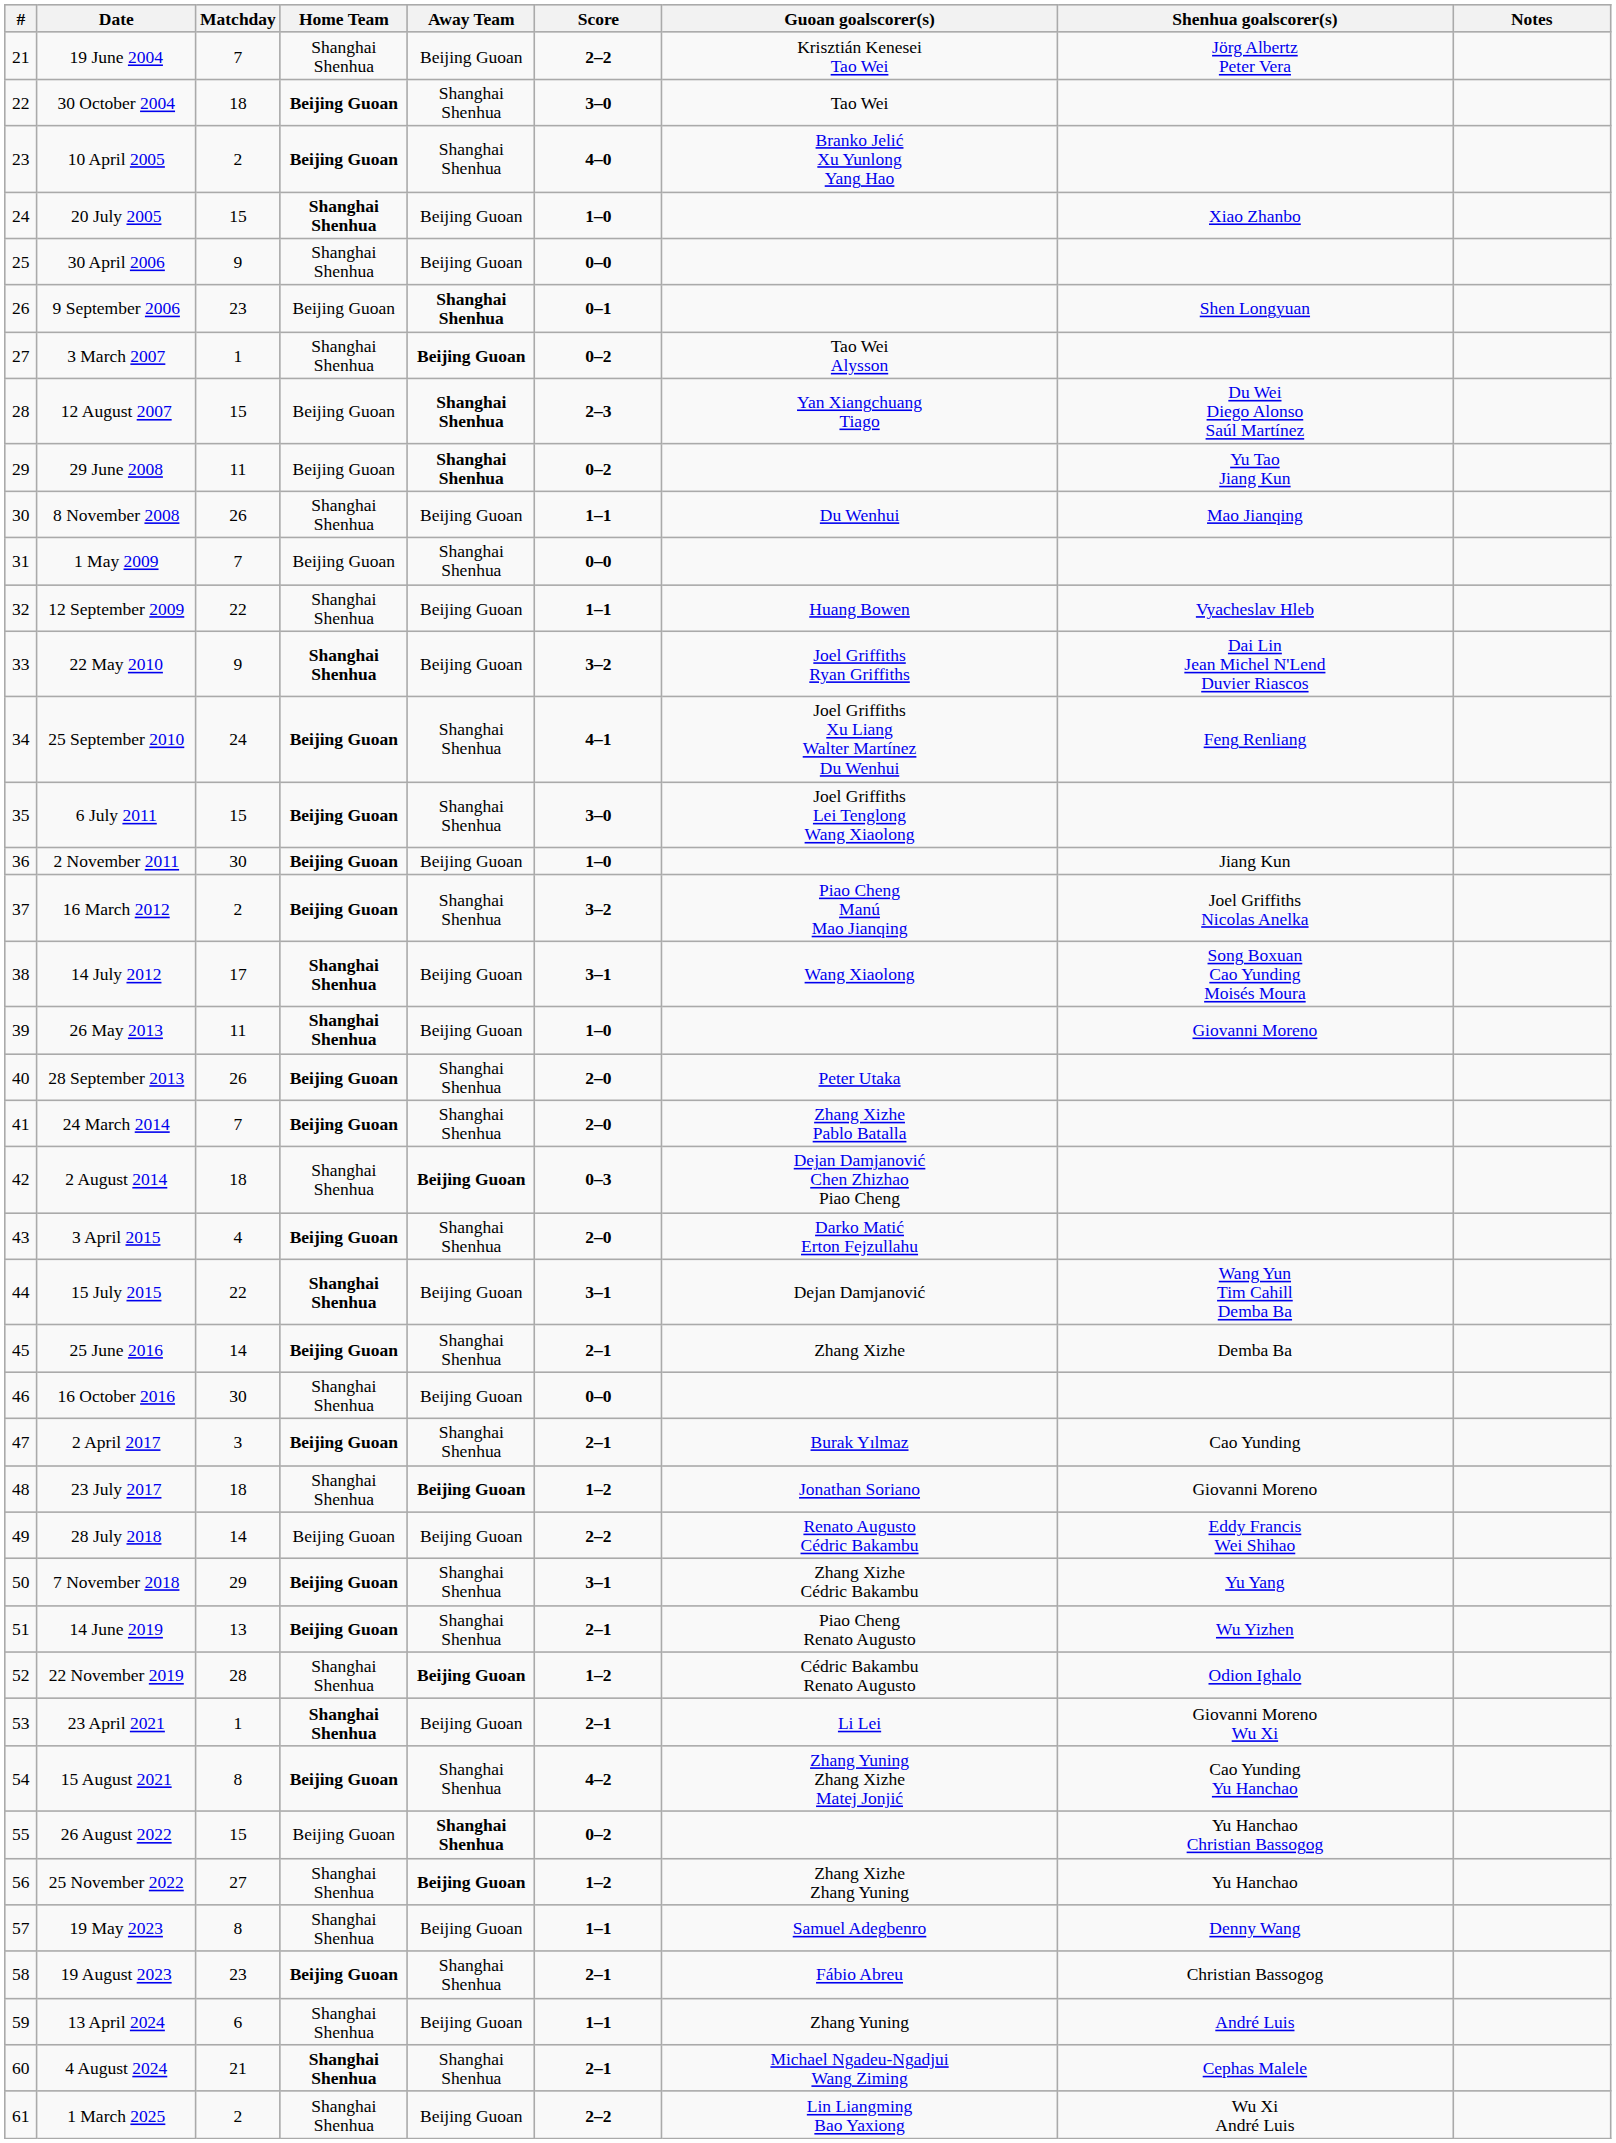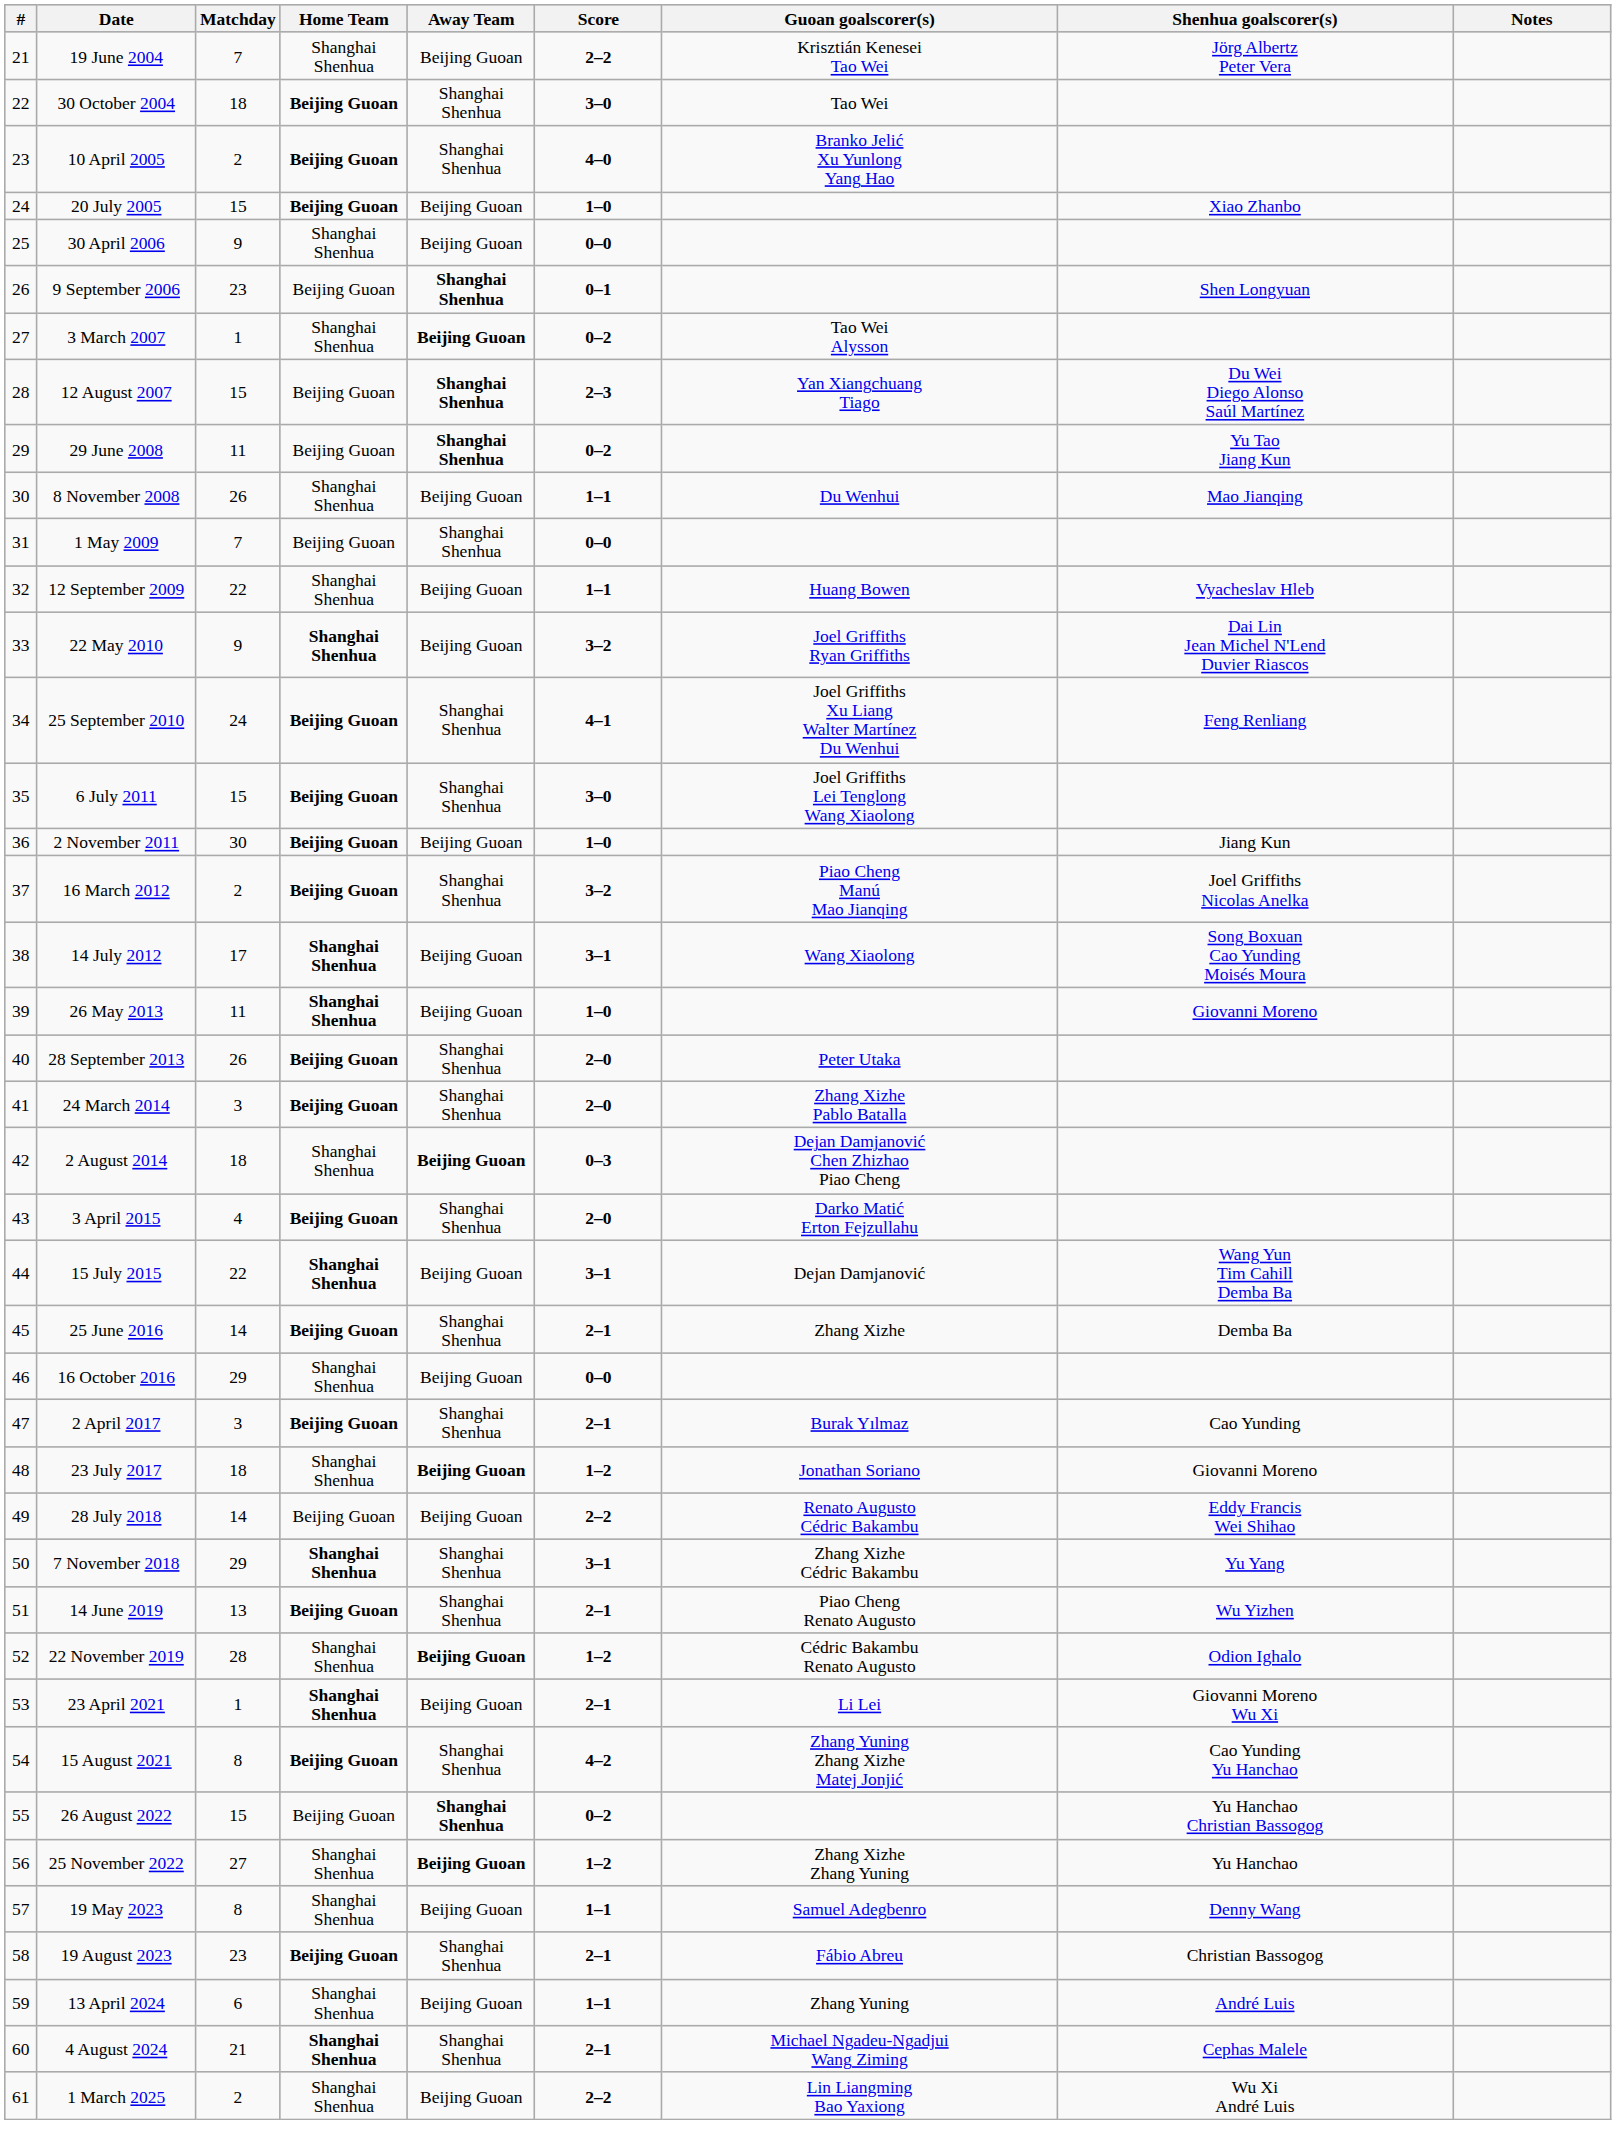(344, 215) Shanghai Shenhua -> (344, 205) Beijing Guoan
(238, 1123) 7 -> (238, 1104) 3
(238, 1395) 30 -> (238, 1376) 29
(344, 1582) Beijing Guoan -> (344, 1563) Shanghai Shenhua
